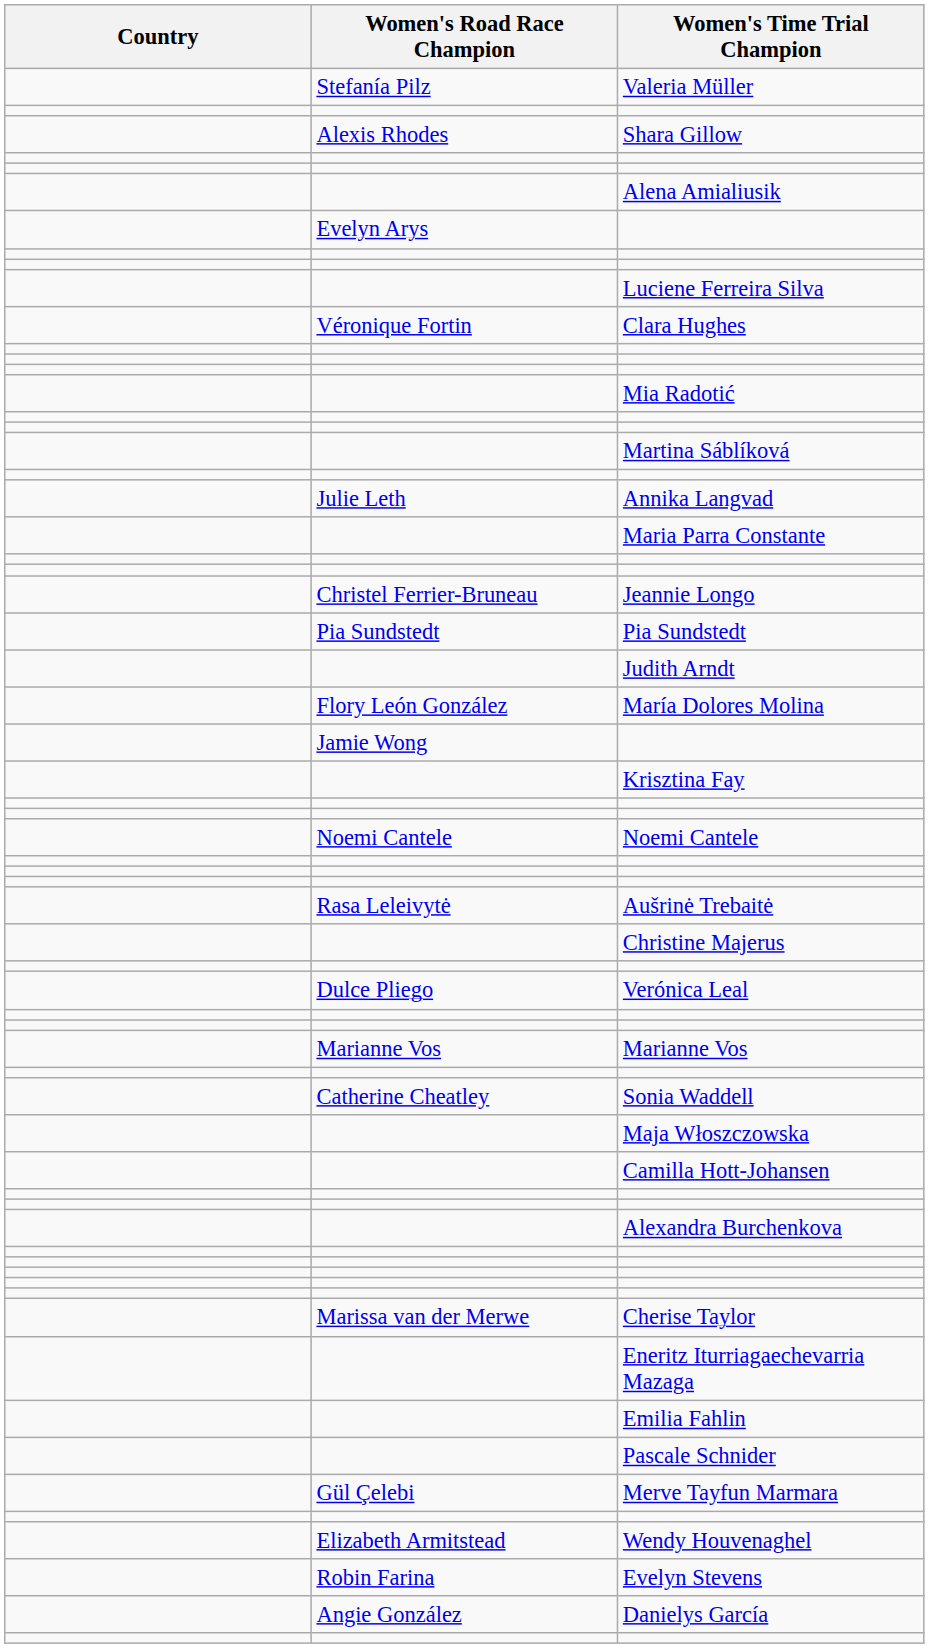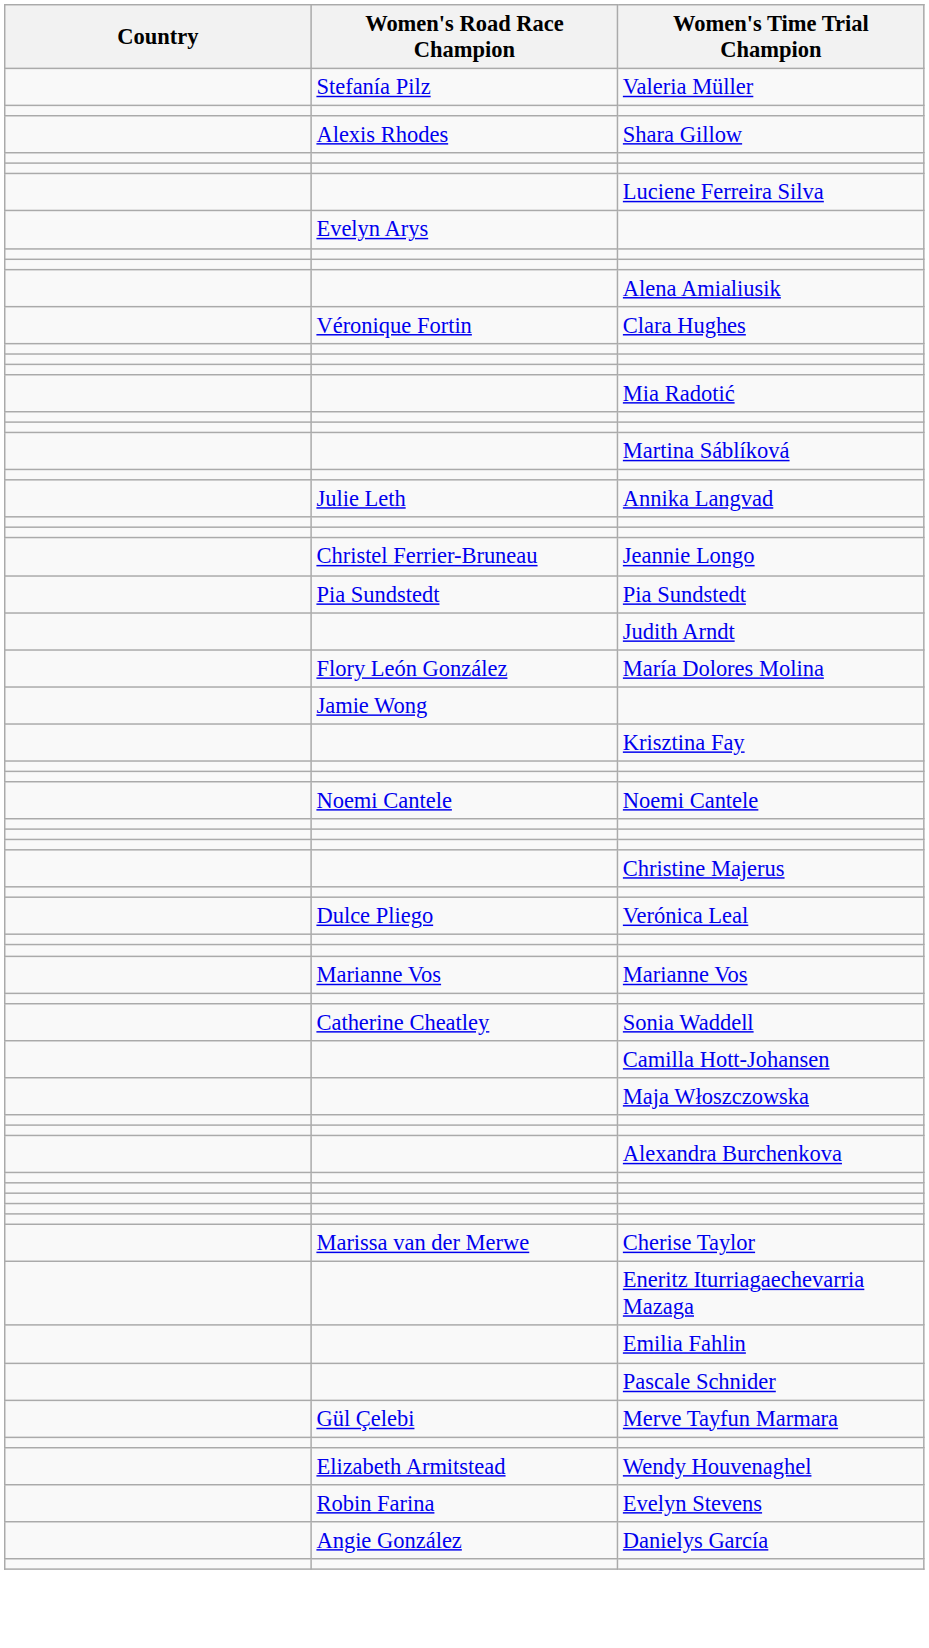rows swapped: (464, 193) <-> (464, 288)
- row: (464, 536)
- row: (384, 905)
rows swapped: (464, 1170) <-> (464, 1133)
